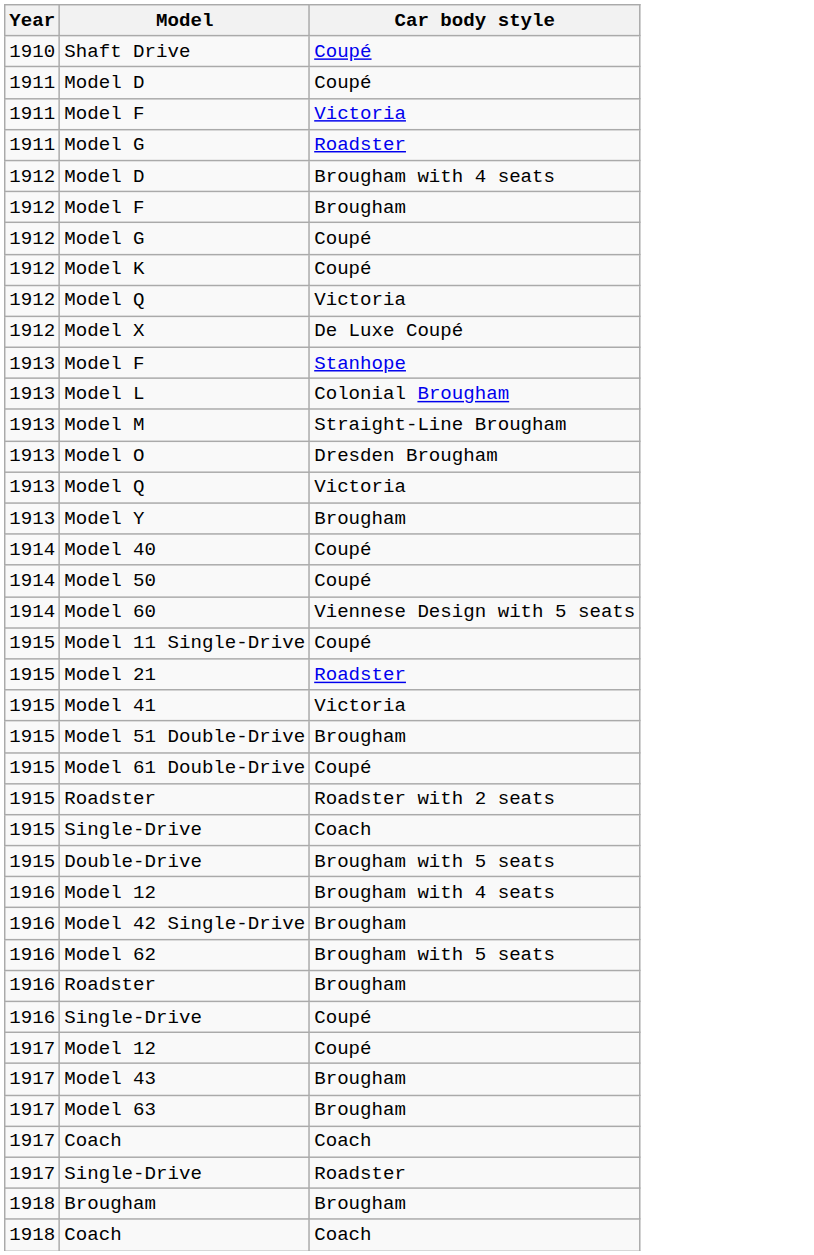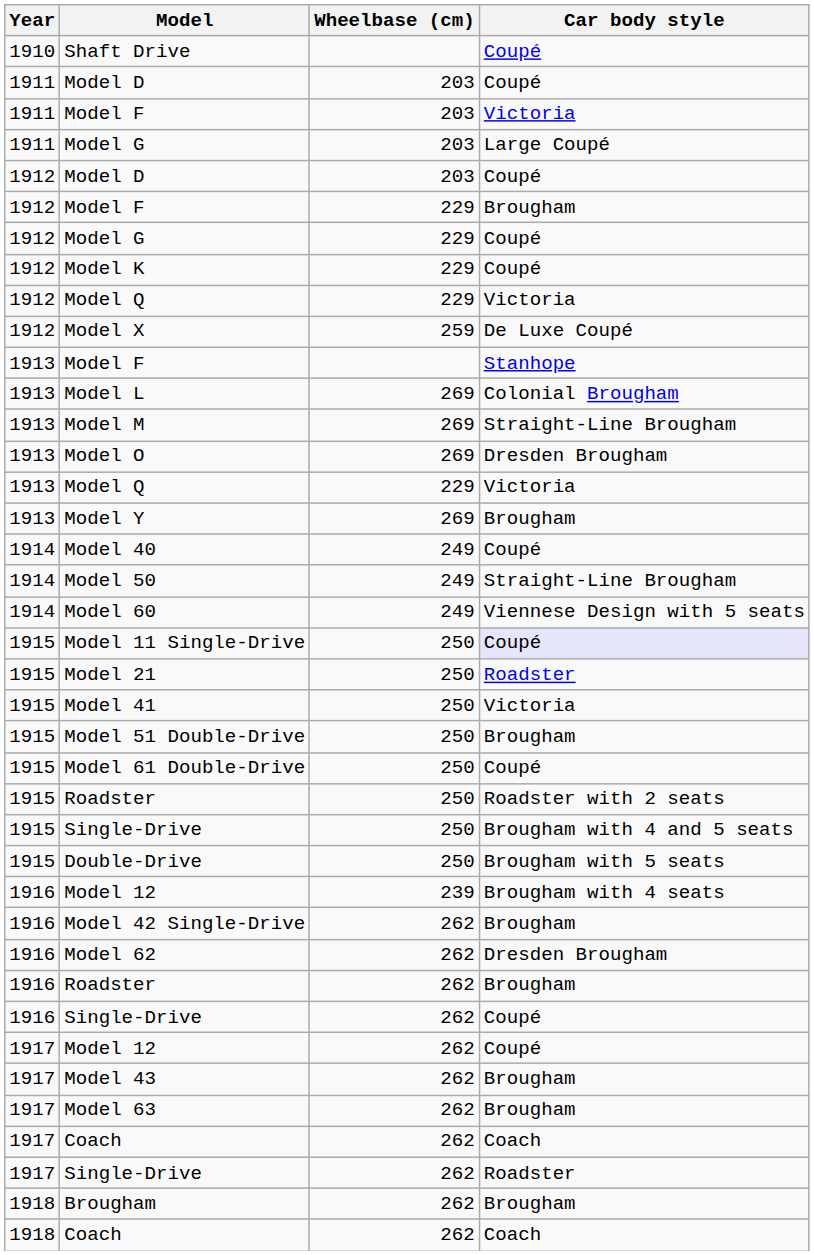+ column: (394, 20)
(360, 145) Roadster -> (547, 145) Large Coupé
(435, 176) Brougham with 4 seats -> (513, 176) Coupé
(343, 581) Coupé -> (610, 581) Straight-Line Brougham
(343, 643) no background -> (513, 643) lavender background
(343, 830) Coach -> (639, 830) Brougham with 4 and 5 seats
(435, 955) Brougham with 5 seats -> (576, 955) Dresden Brougham
